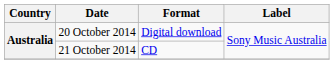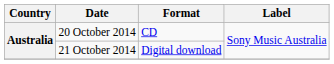(181, 31) Digital download -> (149, 31) CD
(149, 50) CD -> (181, 50) Digital download
